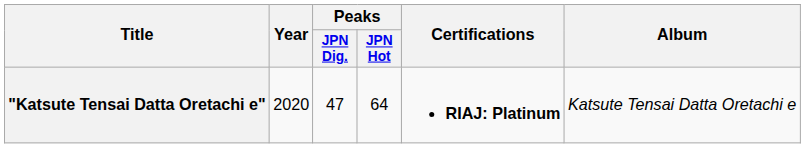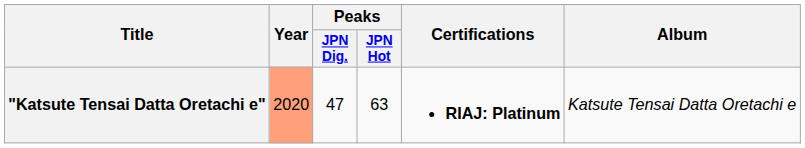(291, 104) no background -> (291, 104) lightsalmon background
(379, 104) 64 -> (379, 104) 63
